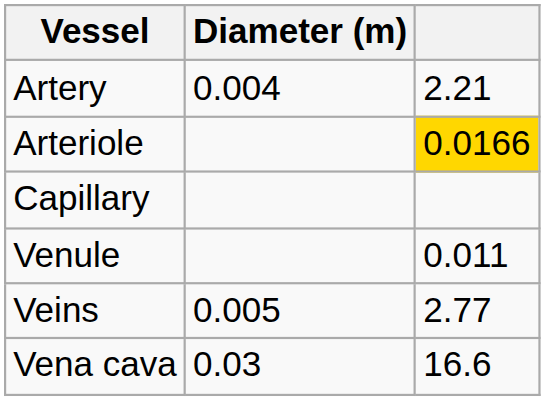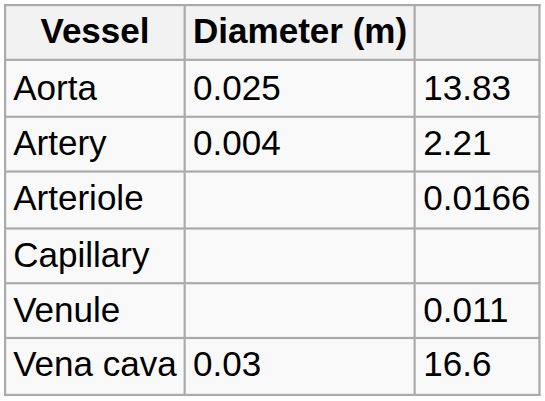+ row: (55, 87)
(477, 143) gold background -> (477, 198) no background
- row: (56, 310)
